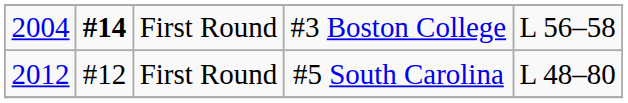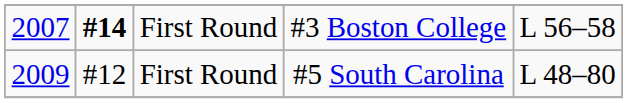(41, 27) 2004 -> (41, 27) 2007
(41, 73) 2012 -> (41, 73) 2009
